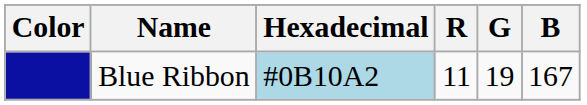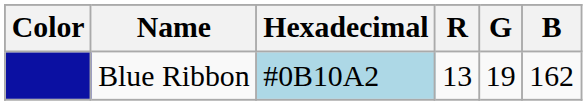(457, 75) 11 -> (457, 75) 13
(550, 75) 167 -> (552, 75) 162
